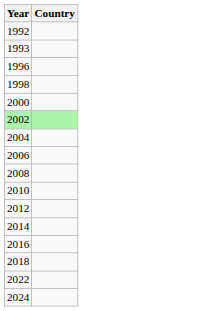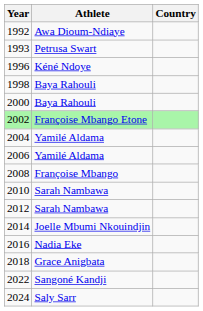+ column: (92, 13)
